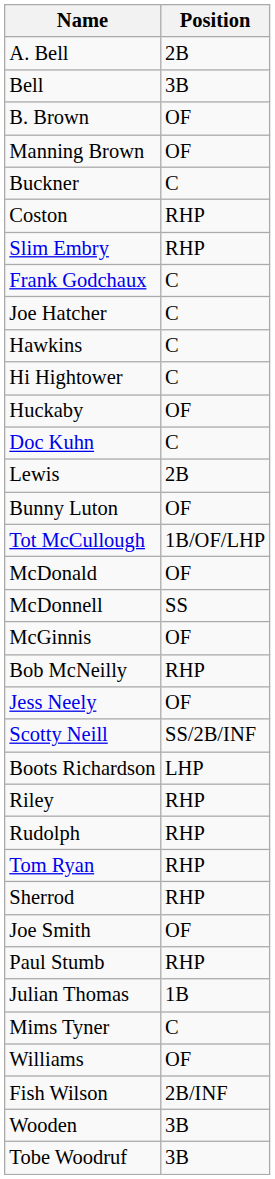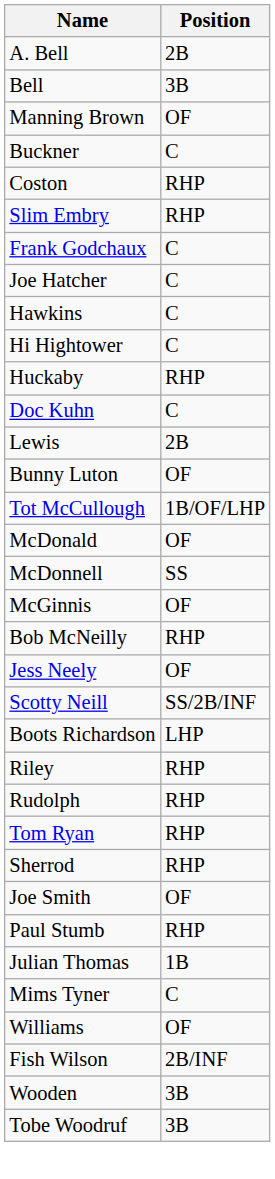- row: (49, 118)
(178, 410) OF -> (185, 378) RHP
